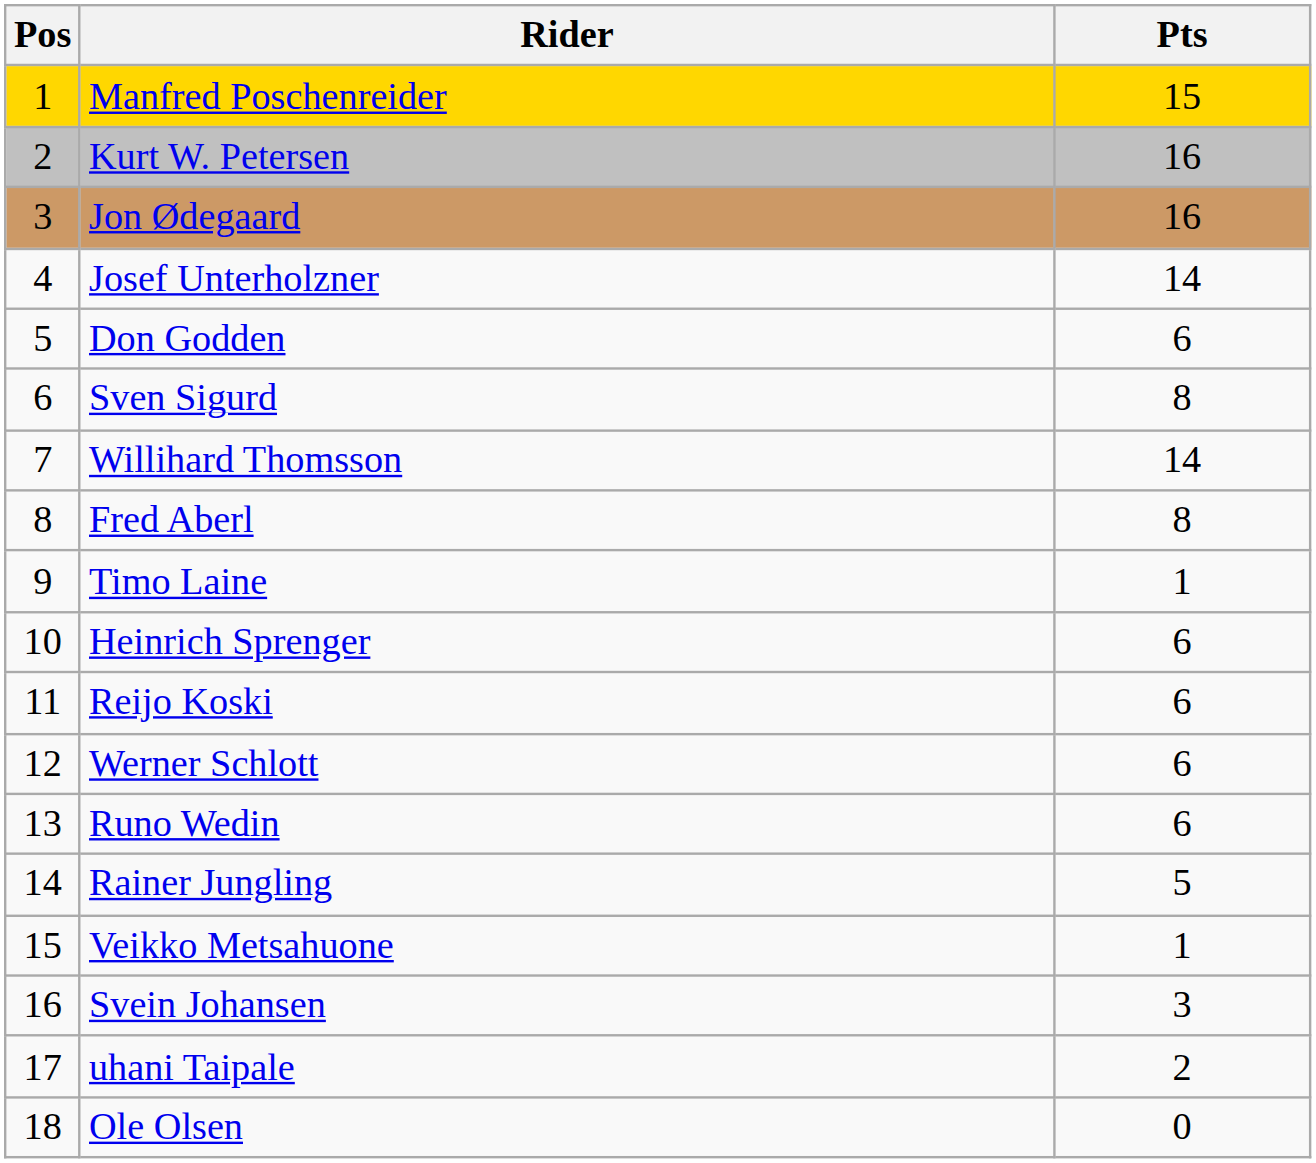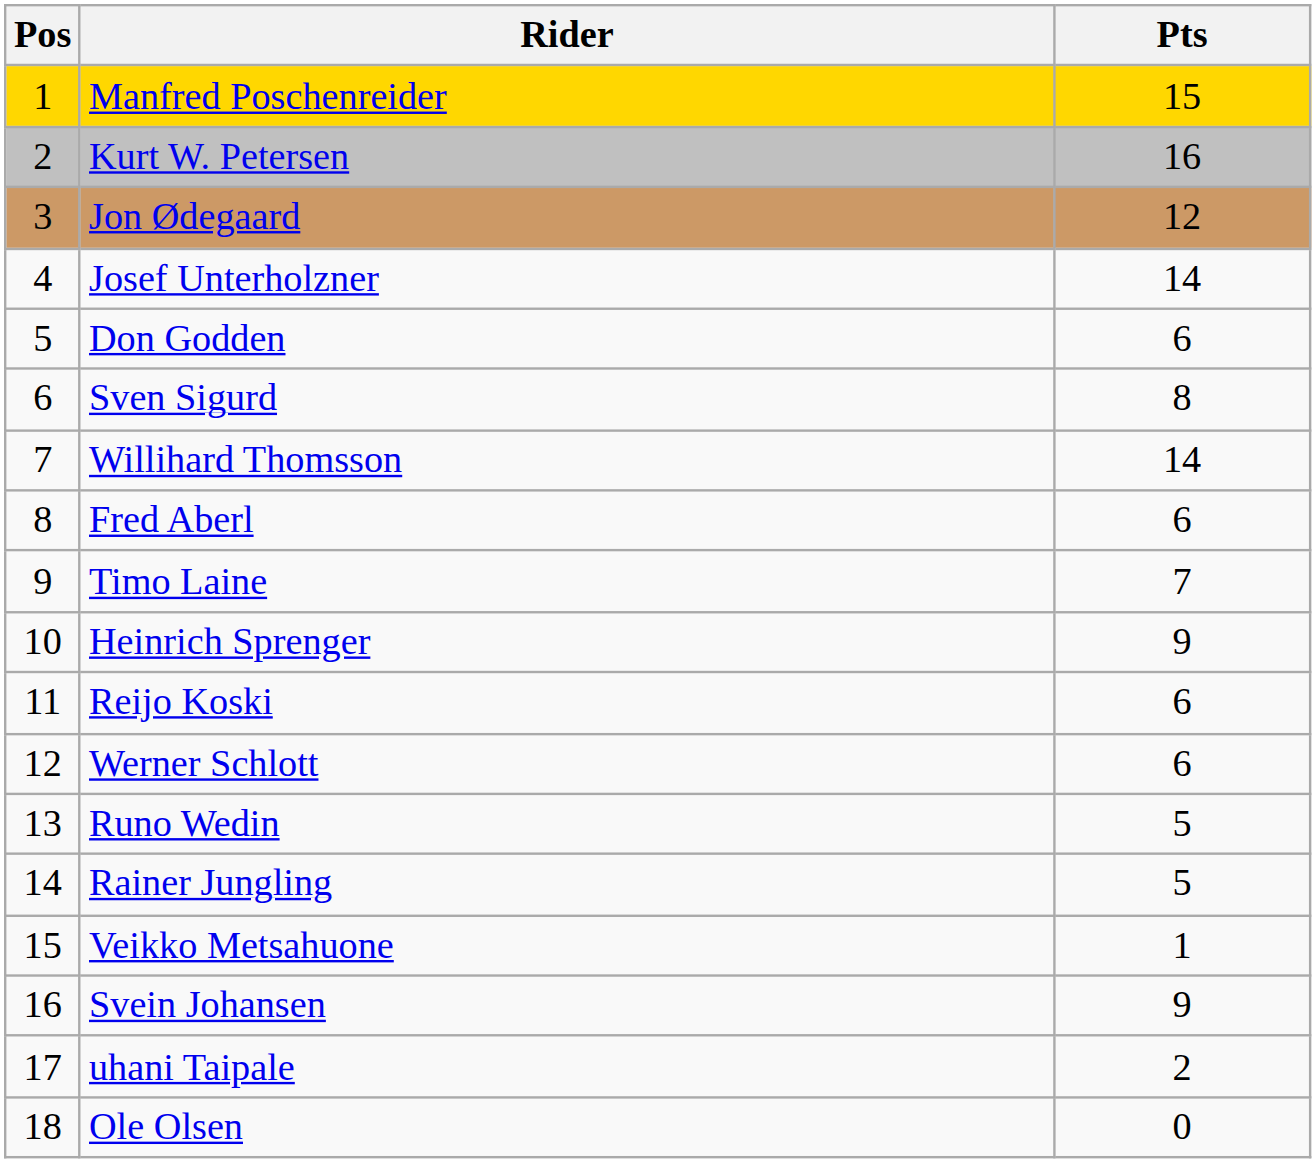(1182, 216) 16 -> (1182, 216) 12
(1182, 519) 8 -> (1182, 519) 6
(1182, 580) 1 -> (1182, 580) 7
(1182, 641) 6 -> (1182, 641) 9
(1182, 823) 6 -> (1182, 823) 5
(1182, 1005) 3 -> (1182, 1005) 9
